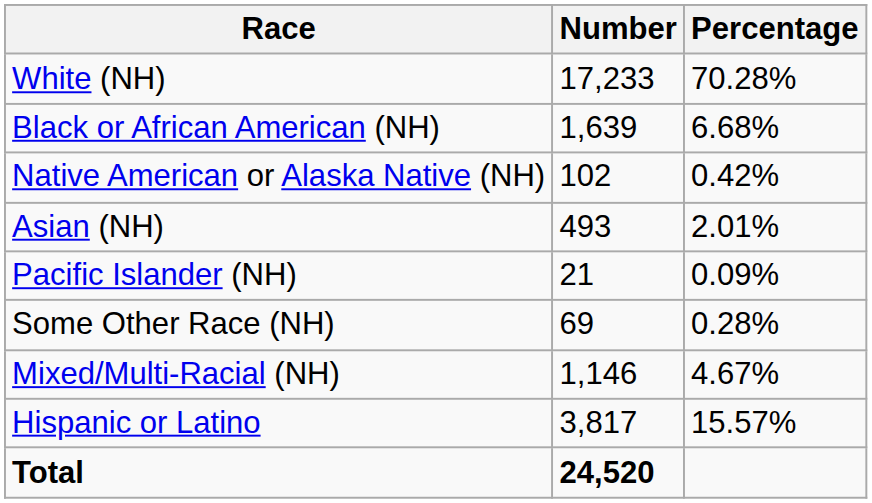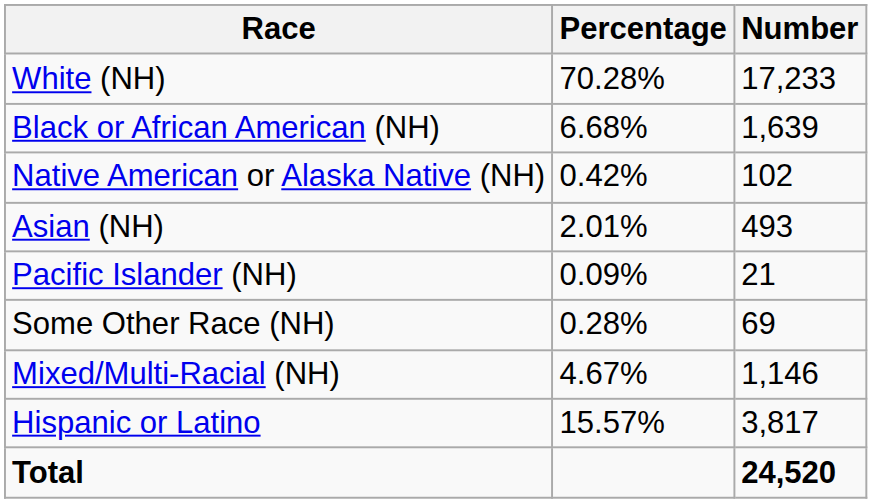columns swapped: (618, 29) <-> (775, 29)
